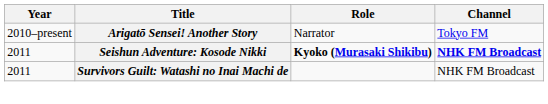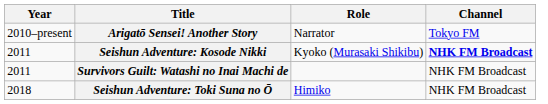(363, 52) bold -> (358, 52) normal
+ row: (183, 90)
